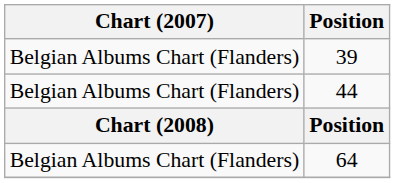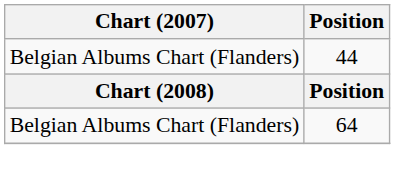- row: (347, 56)
